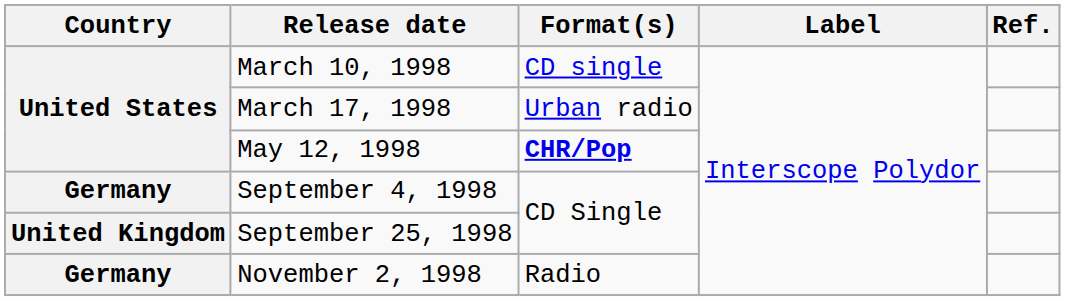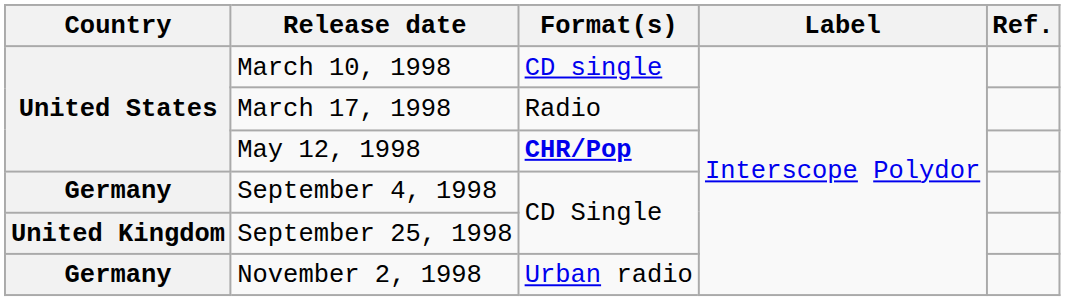(609, 109) Urban radio -> (563, 109) Radio
(563, 275) Radio -> (609, 275) Urban radio
